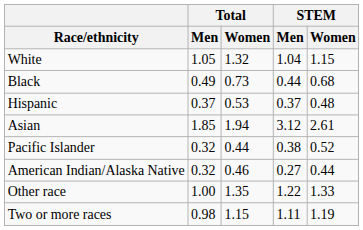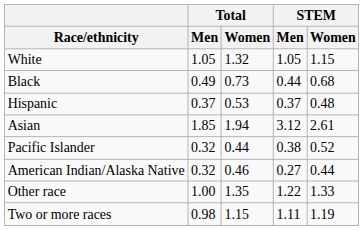(289, 59) 1.04 -> (289, 59) 1.05
